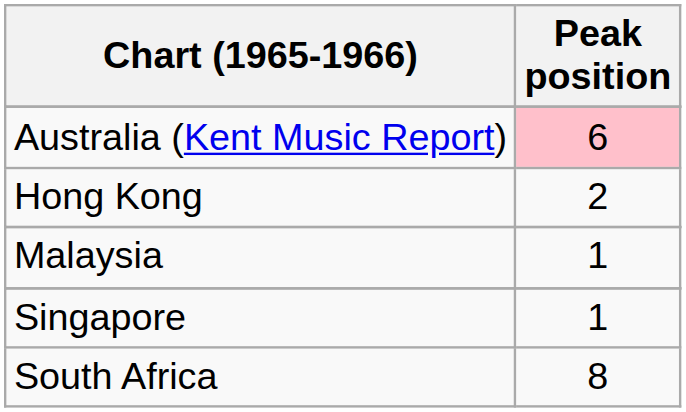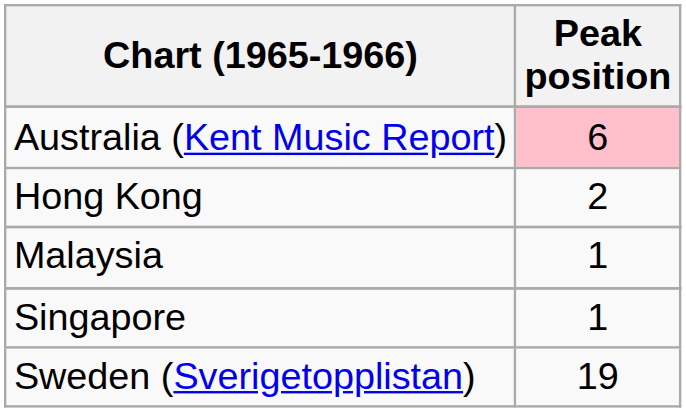- row: (116, 376)
+ row: (245, 376)
